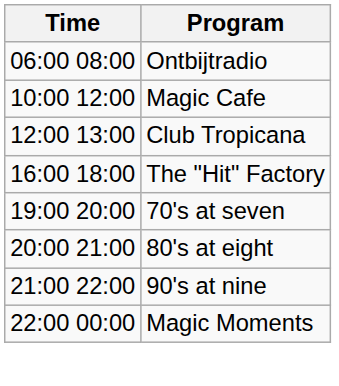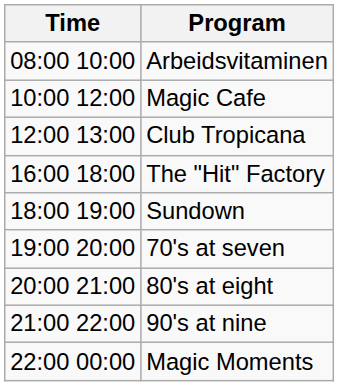- row: (207, 60)
+ row: (237, 60)
+ row: (196, 211)
